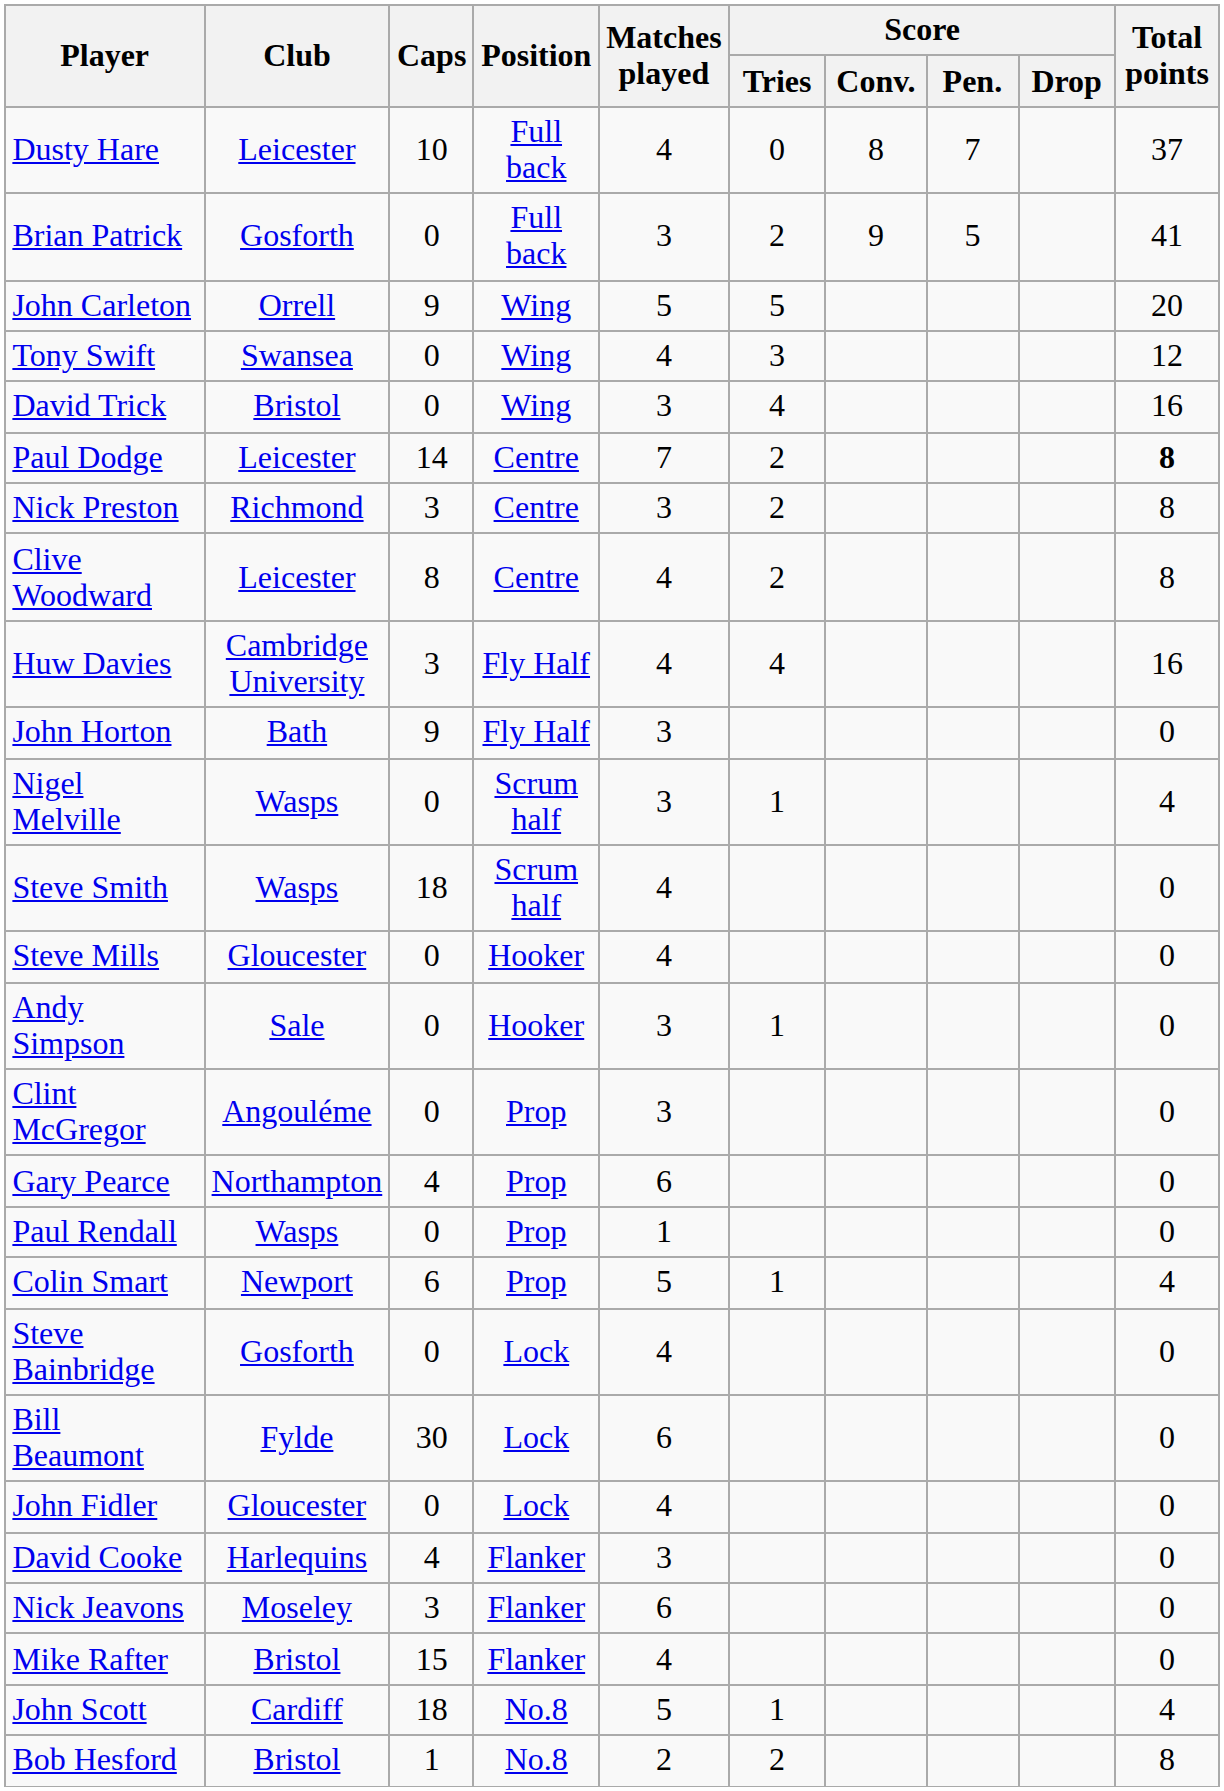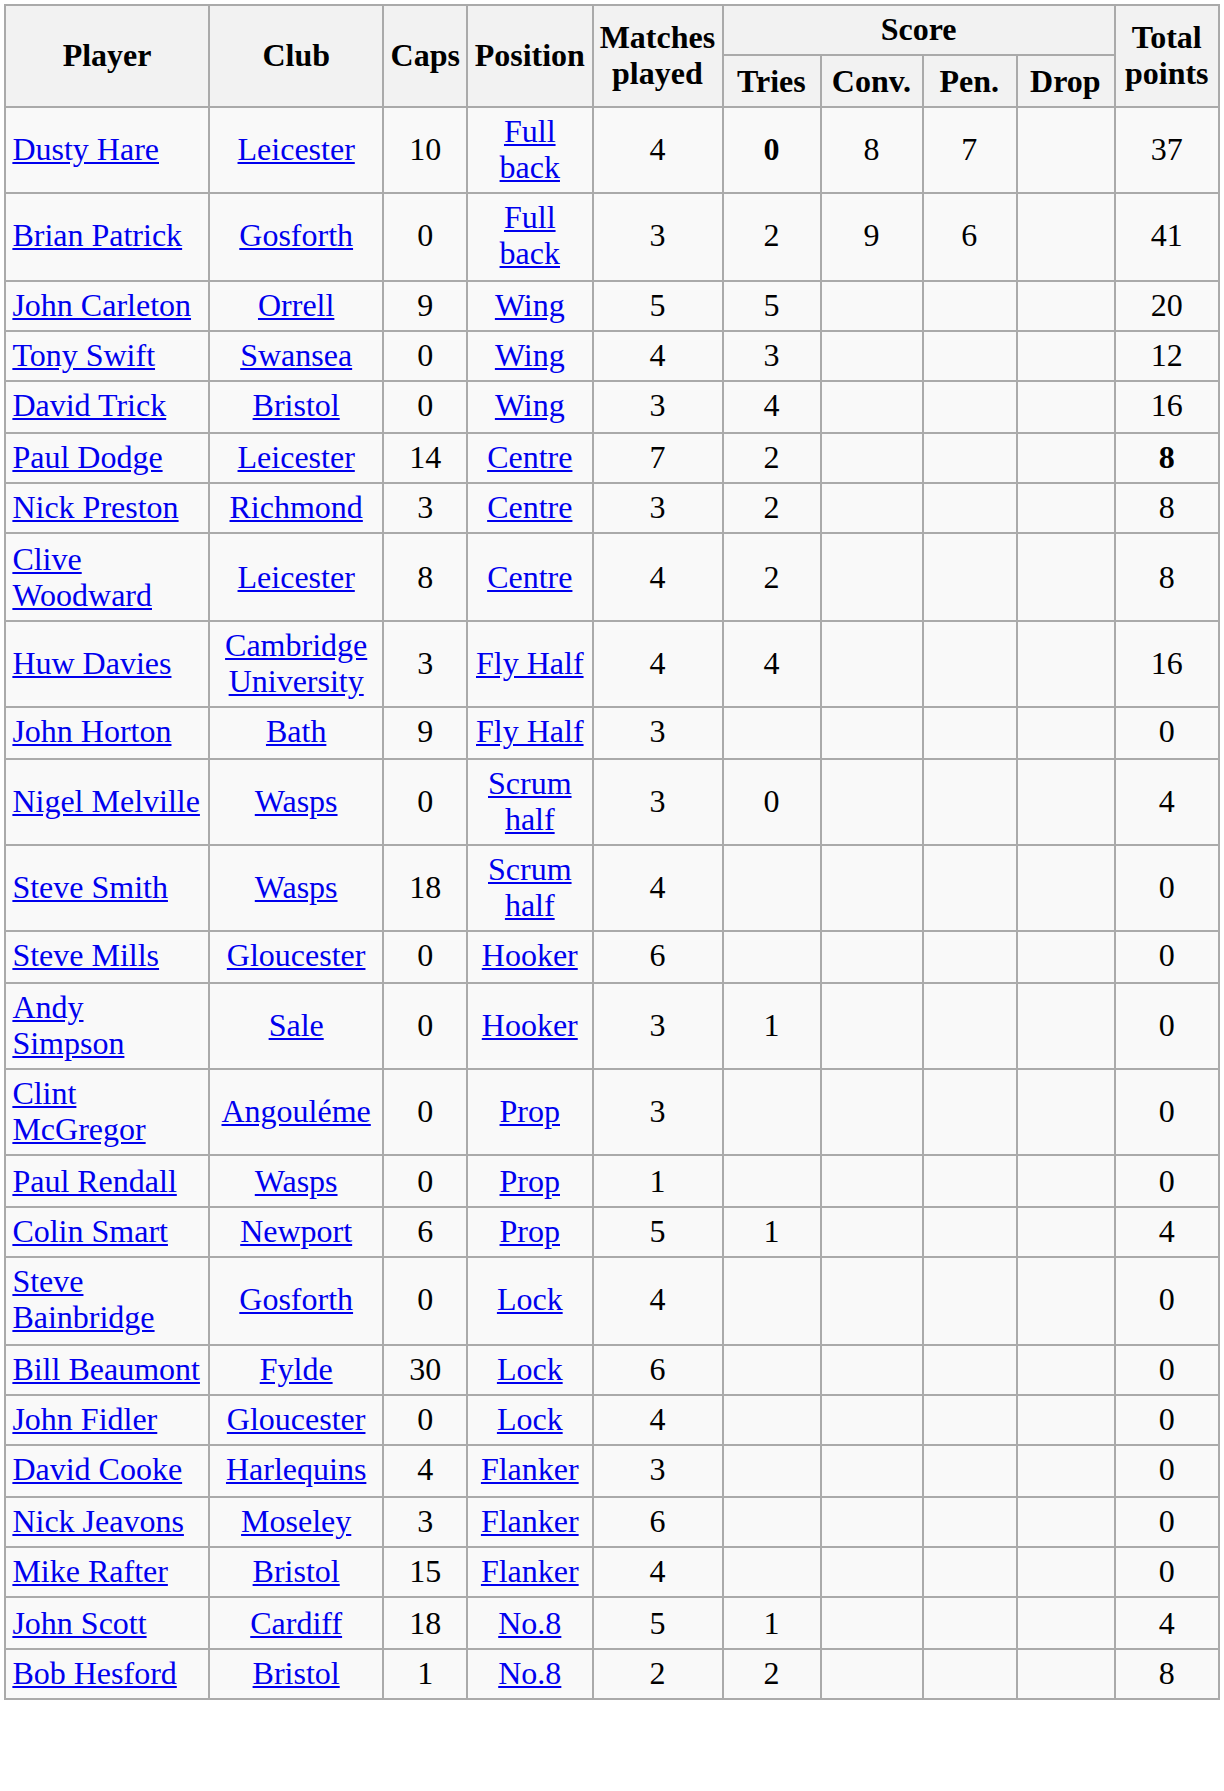(777, 149) normal -> (771, 149) bold
(972, 236) 5 -> (969, 236) 6
(777, 800) 1 -> (771, 800) 0
(664, 956) 4 -> (657, 956) 6
- row: (91, 1180)
